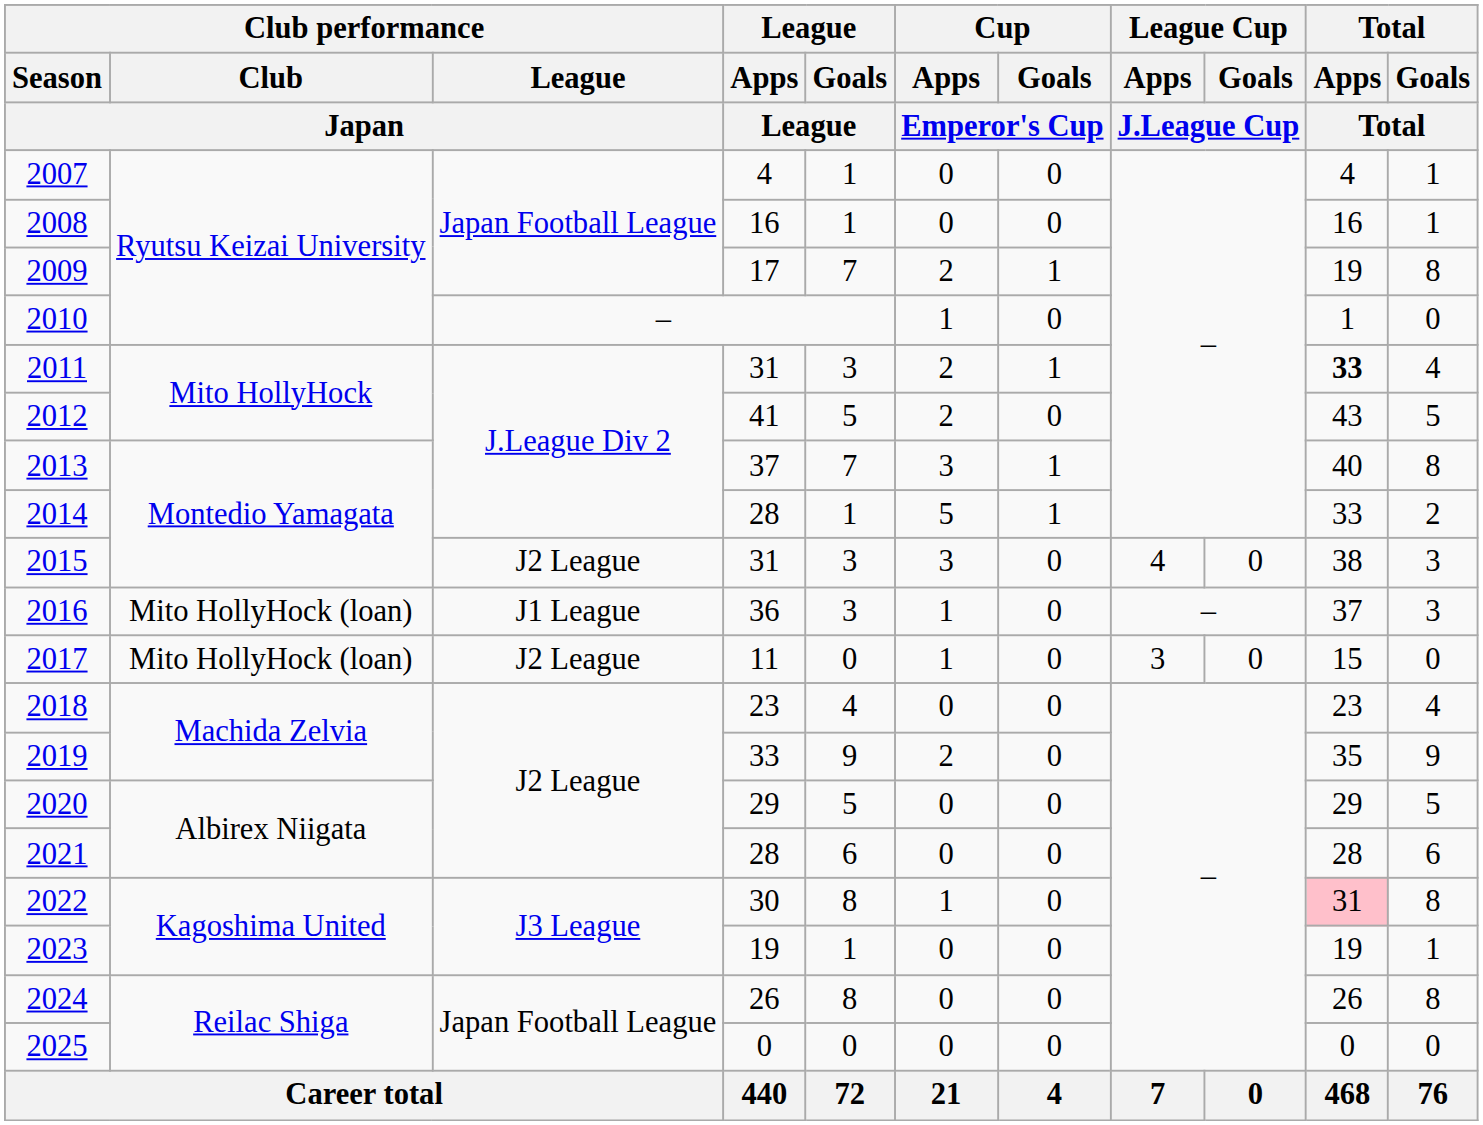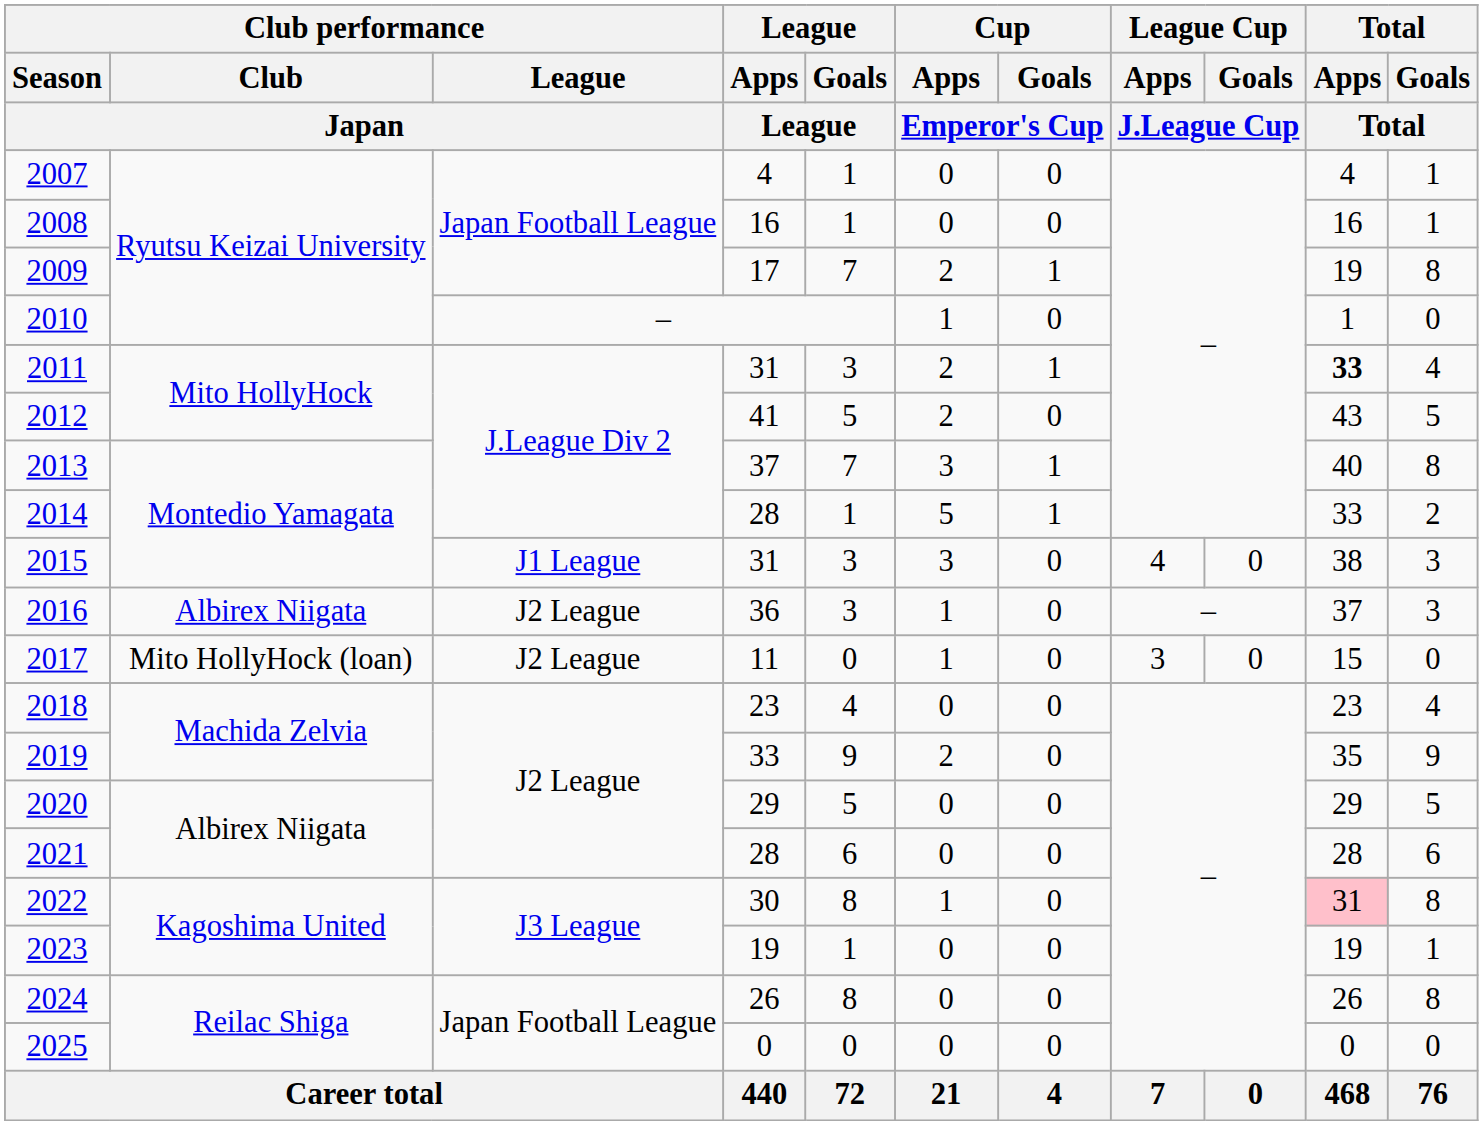(578, 561) J2 League -> (578, 561) J1 League
(271, 610) Mito HollyHock (loan) -> (271, 610) Albirex Niigata
(578, 610) J1 League -> (578, 610) J2 League
